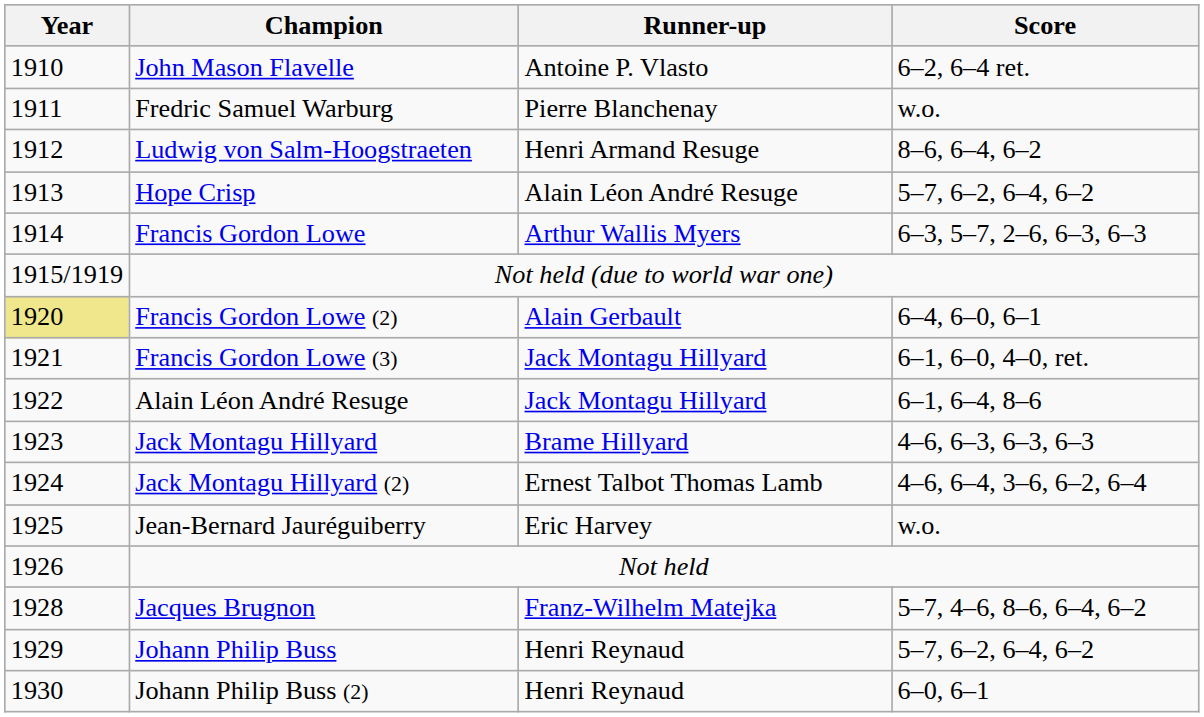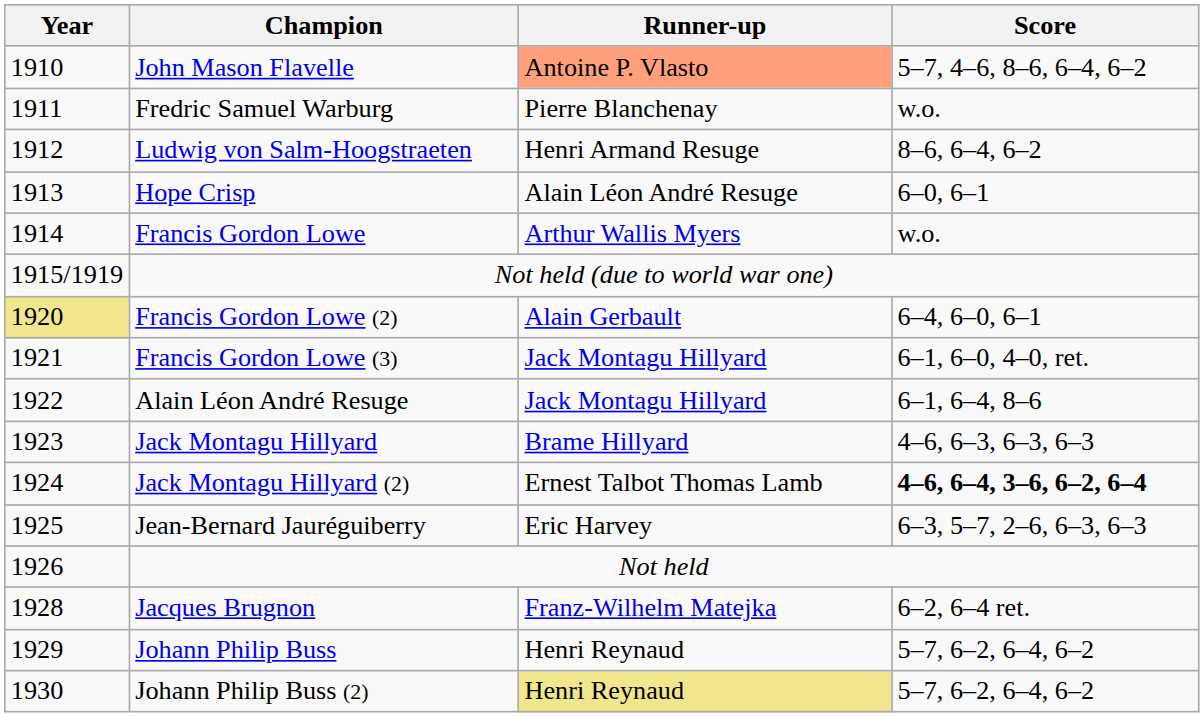(616, 66) no background -> (616, 66) lightsalmon background
(964, 66) 6–2, 6–4 ret. -> (1022, 66) 5–7, 4–6, 8–6, 6–4, 6–2
(996, 191) 5–7, 6–2, 6–4, 6–2 -> (943, 191) 6–0, 6–1
(1022, 233) 6–3, 5–7, 2–6, 6–3, 6–3 -> (919, 233) w.o.
(1022, 483) normal -> (1022, 483) bold
(919, 524) w.o. -> (1022, 524) 6–3, 5–7, 2–6, 6–3, 6–3
(1022, 607) 5–7, 4–6, 8–6, 6–4, 6–2 -> (964, 607) 6–2, 6–4 ret.
(604, 691) no background -> (604, 691) khaki background
(943, 691) 6–0, 6–1 -> (996, 691) 5–7, 6–2, 6–4, 6–2
